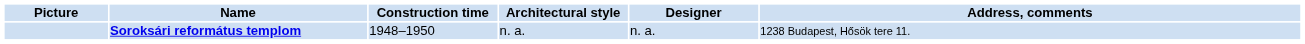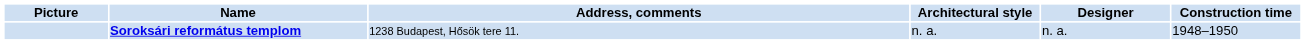columns swapped: (433, 12) <-> (1030, 12)
